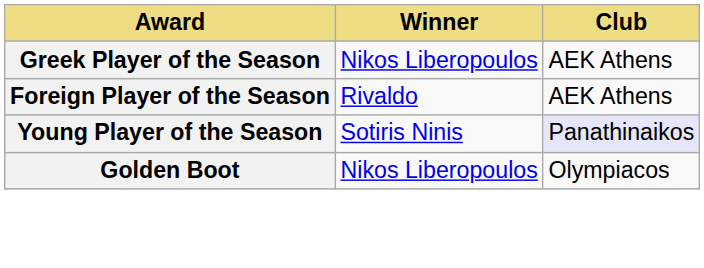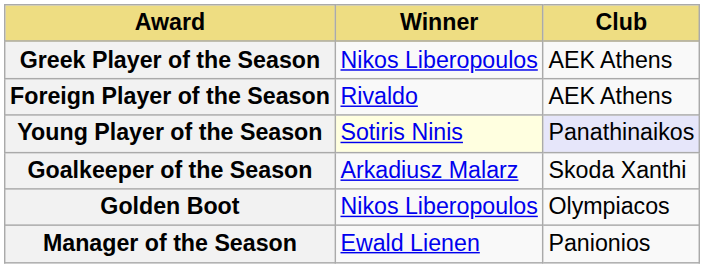(402, 133) no background -> (402, 133) lightyellow background
+ row: (170, 170)
+ row: (170, 243)
